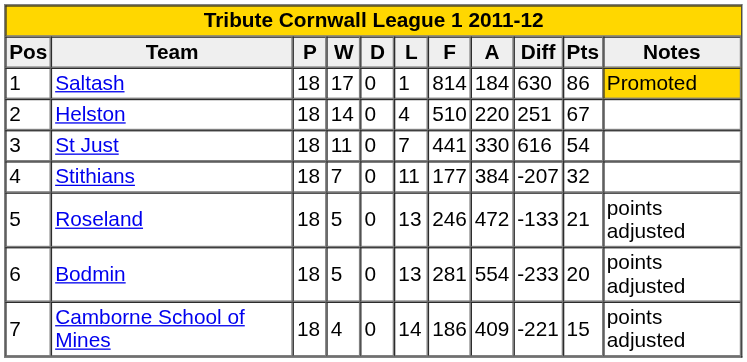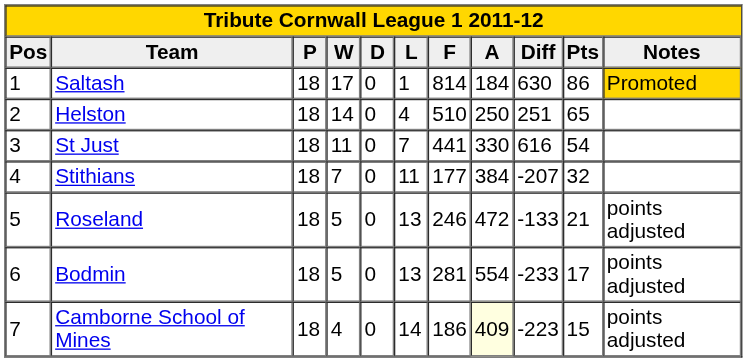(492, 114) 220 -> (492, 114) 250
(578, 114) 67 -> (578, 114) 65
(578, 274) 20 -> (578, 274) 17
(492, 328) no background -> (492, 328) lightyellow background
(538, 328) -221 -> (538, 328) -223
